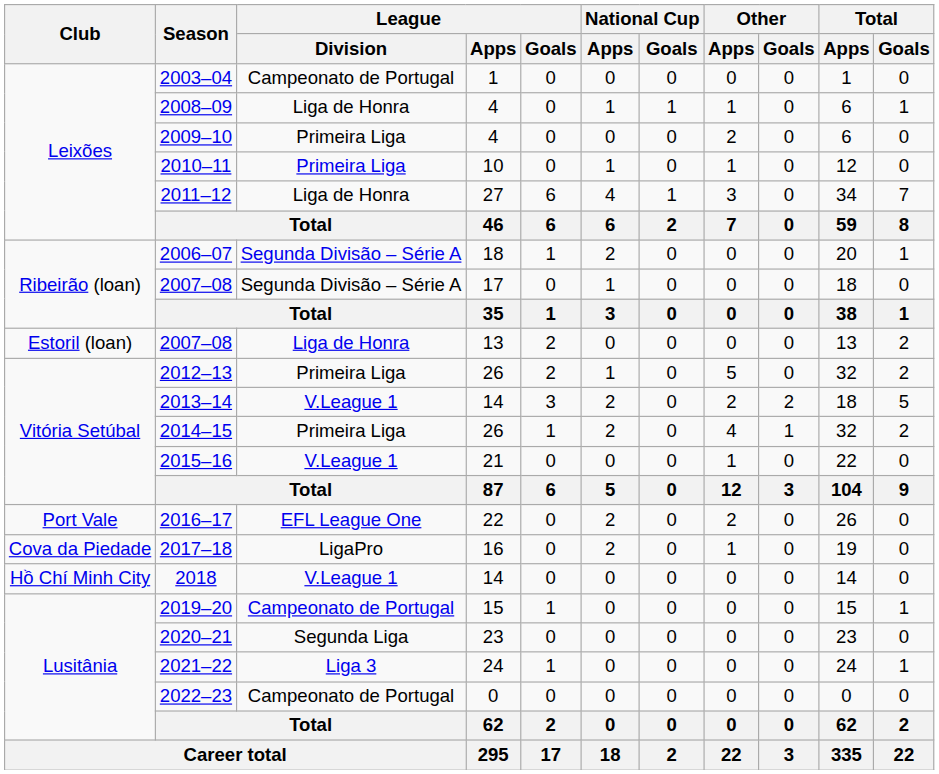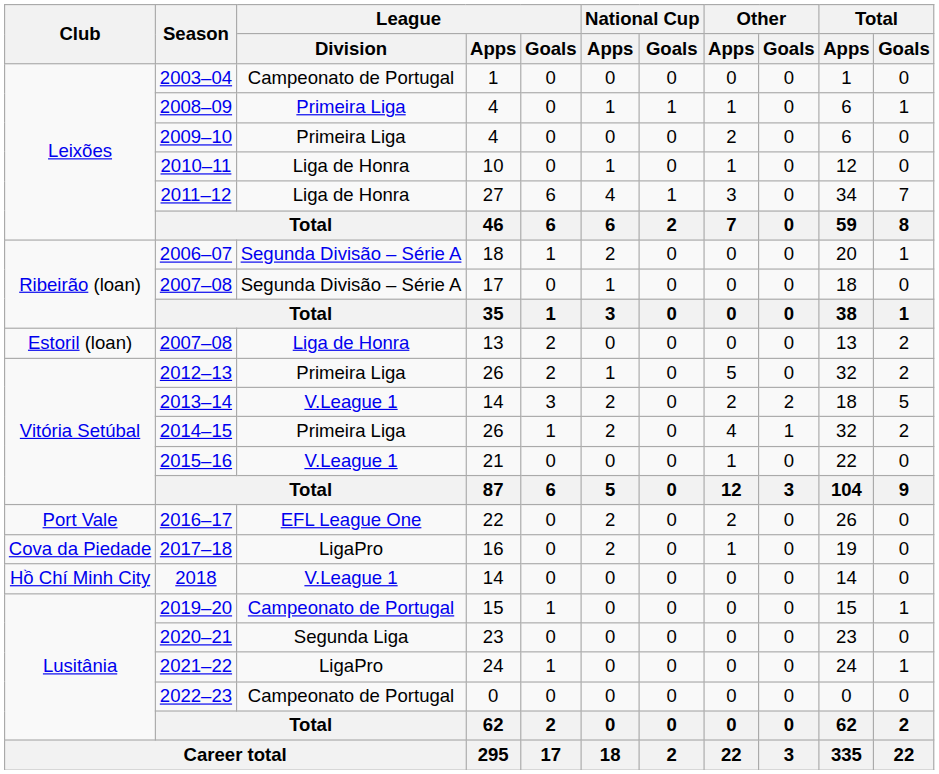(351, 107) Liga de Honra -> (351, 107) Primeira Liga
(351, 166) Primeira Liga -> (351, 166) Liga de Honra
(351, 666) Liga 3 -> (351, 666) LigaPro
